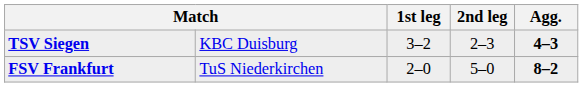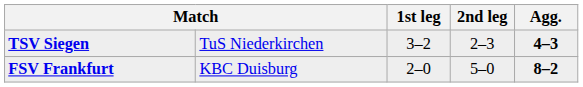(248, 43) KBC Duisburg -> (261, 43) TuS Niederkirchen
(261, 69) TuS Niederkirchen -> (248, 69) KBC Duisburg
